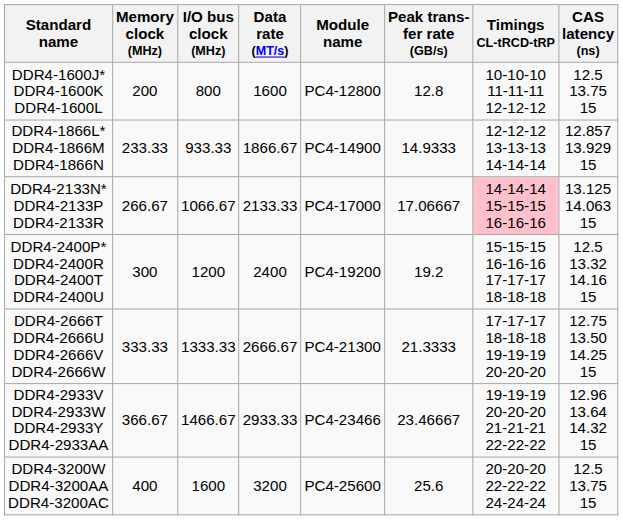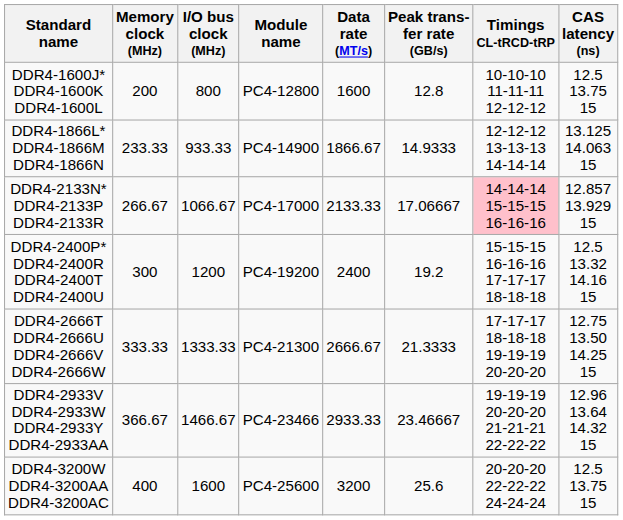columns swapped: (270, 34) <-> (343, 34)
(588, 149) 12.857 13.929 15 -> (588, 149) 13.125 14.063 15
(588, 206) 13.125 14.063 15 -> (588, 206) 12.857 13.929 15
